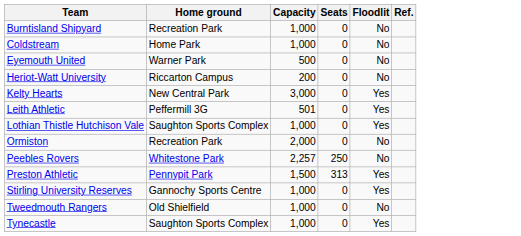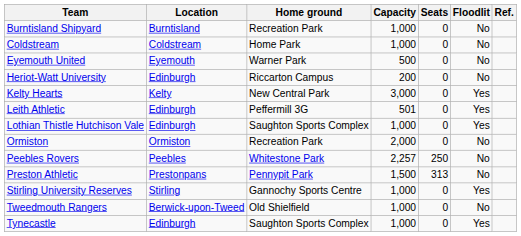+ column: (197, 12)
(381, 175) Yes -> (483, 175) No
